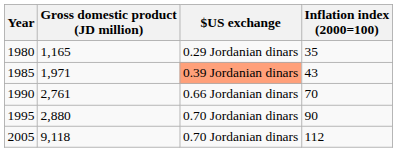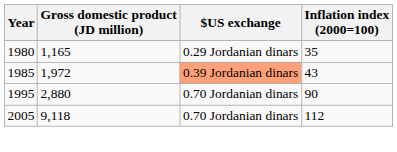(56, 72) 1,971 -> (56, 72) 1,972
- row: (21, 94)
